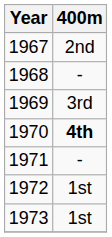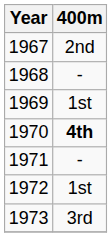(80, 103) 3rd -> (80, 103) 1st
(80, 217) 1st -> (80, 217) 3rd
